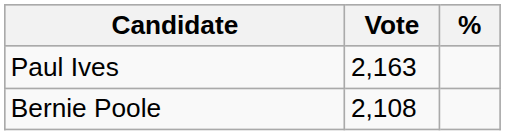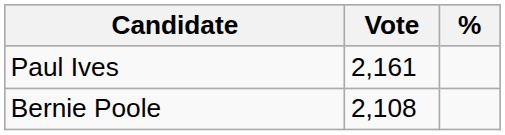(384, 66) 2,163 -> (384, 66) 2,161
